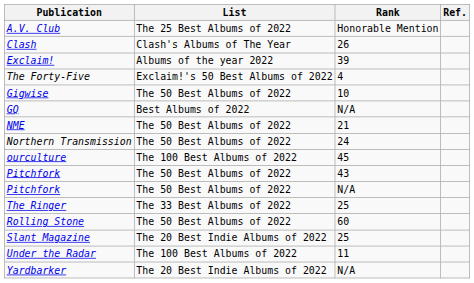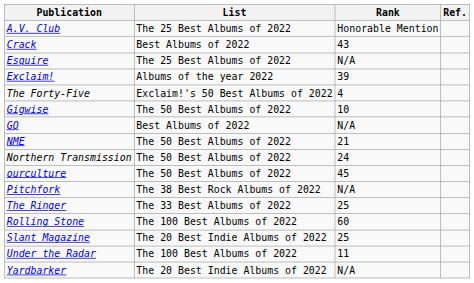- row: (22, 45)
+ row: (22, 45)
+ row: (28, 61)
(217, 157) The 100 Best Albums of 2022 -> (214, 173) The 50 Best Albums of 2022
- row: (34, 173)
(214, 190) The 50 Best Albums of 2022 -> (229, 190) The 38 Best Rock Albums of 2022
(214, 222) The 50 Best Albums of 2022 -> (217, 222) The 100 Best Albums of 2022
